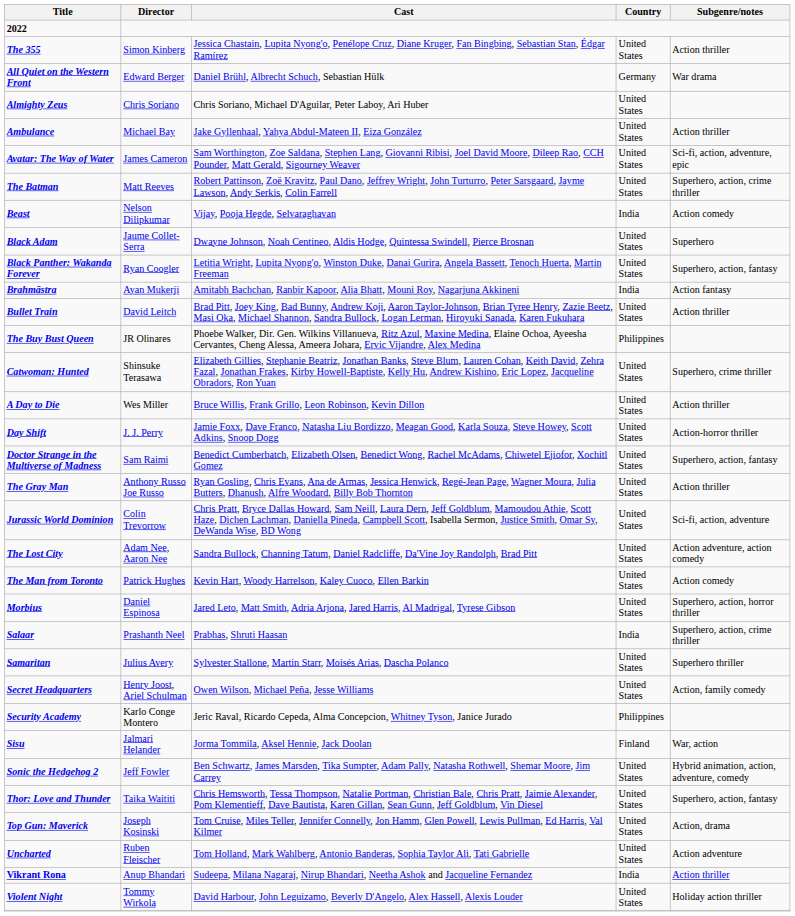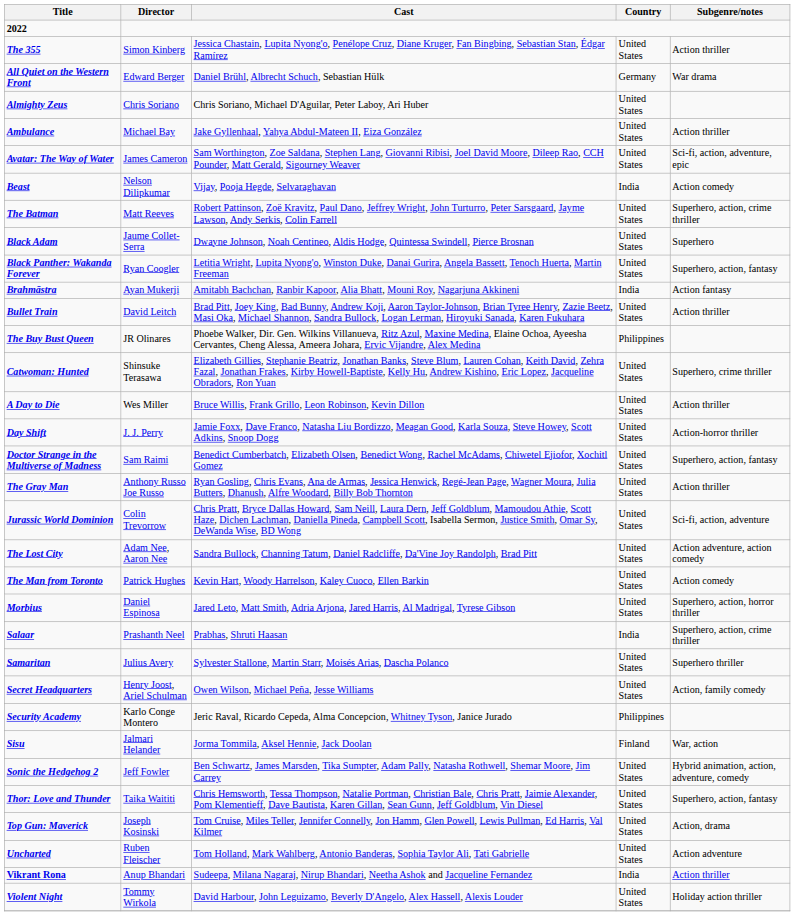rows swapped: (33, 186) <-> (18, 214)
